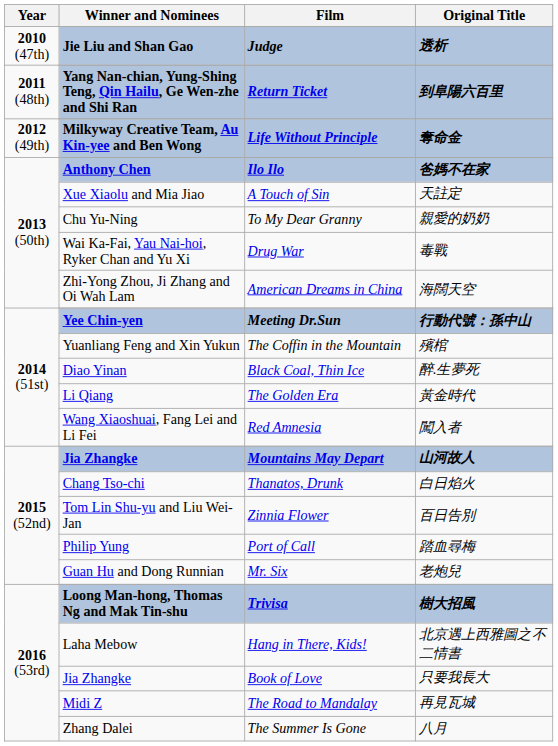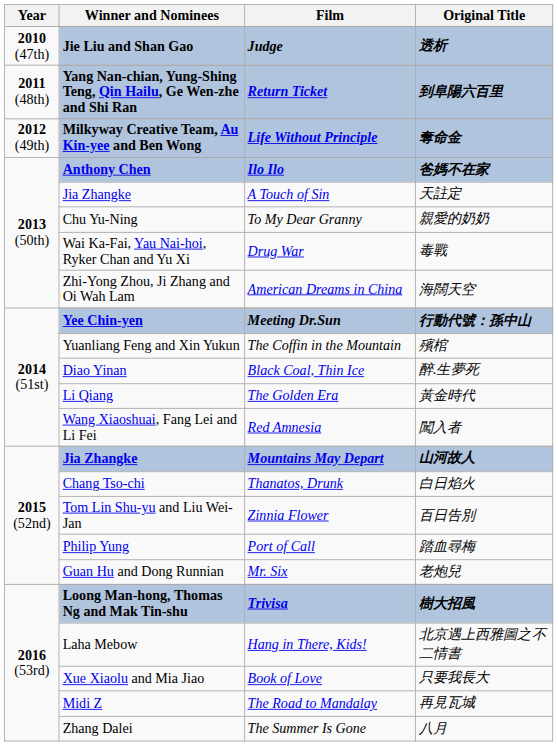(133, 194) Xue Xiaolu and Mia Jiao -> (97, 194) Jia Zhangke
(97, 678) Jia Zhangke -> (133, 678) Xue Xiaolu and Mia Jiao
